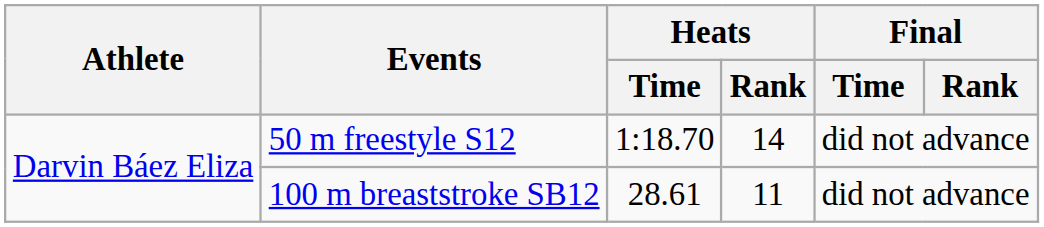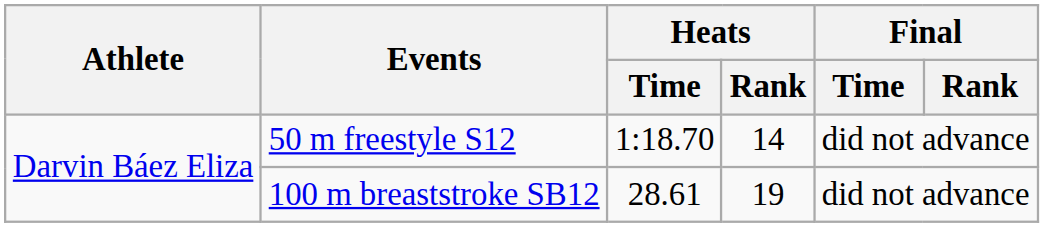(768, 194) 11 -> (768, 194) 19
